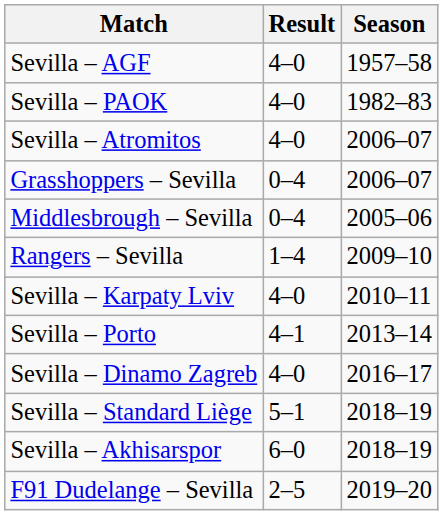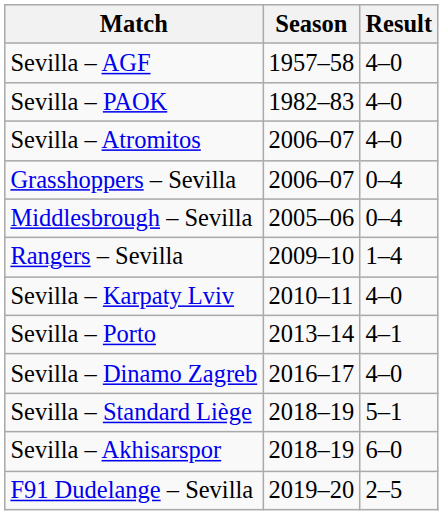columns swapped: (302, 23) <-> (389, 23)
